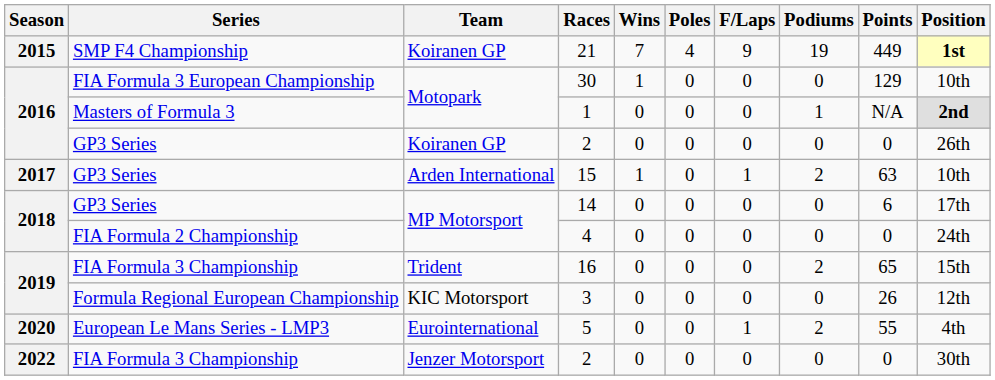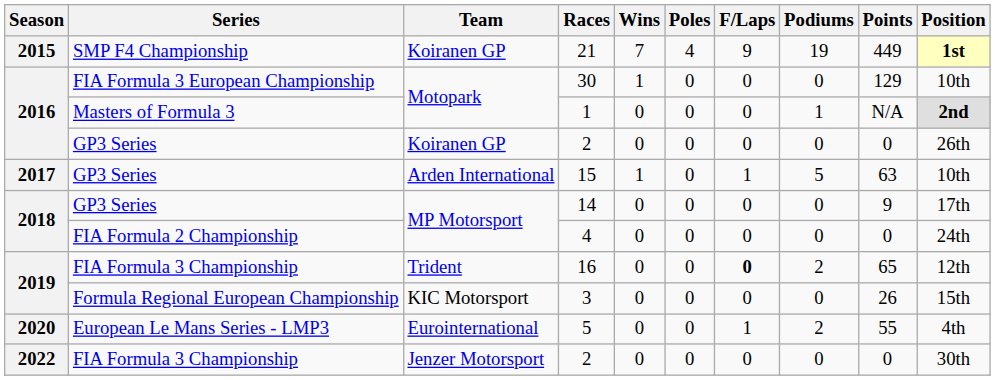(819, 174) 2 -> (819, 174) 5
(888, 205) 6 -> (888, 205) 9
(747, 267) normal -> (747, 267) bold
(953, 267) 15th -> (953, 267) 12th
(953, 298) 12th -> (953, 298) 15th
